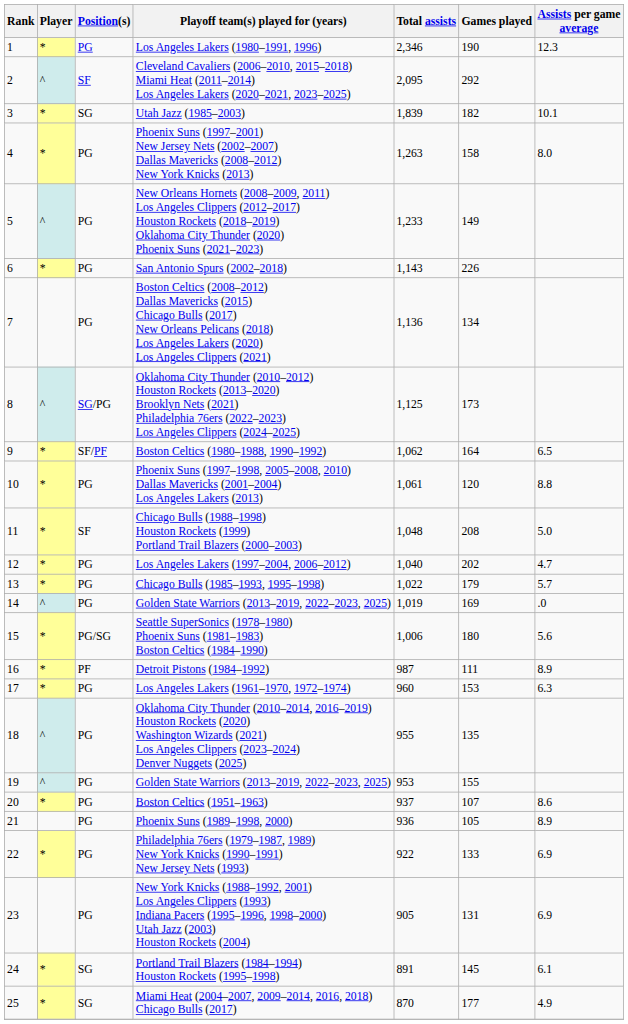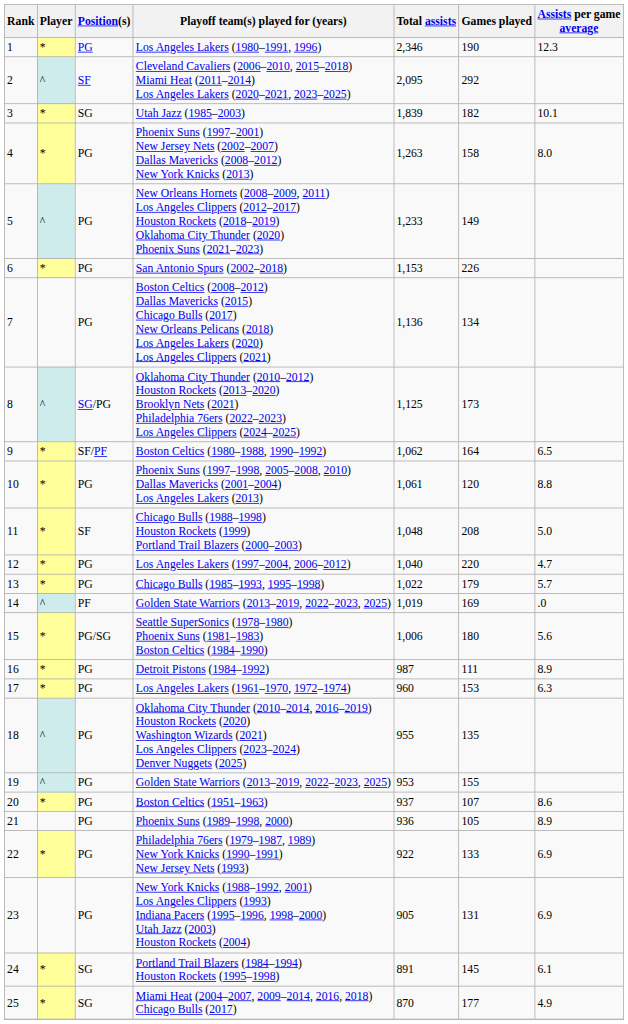(410, 268) 1,143 -> (410, 268) 1,153
(470, 564) 202 -> (470, 564) 220
(85, 603) PG -> (84, 603) PF
(84, 669) PF -> (85, 669) PG
